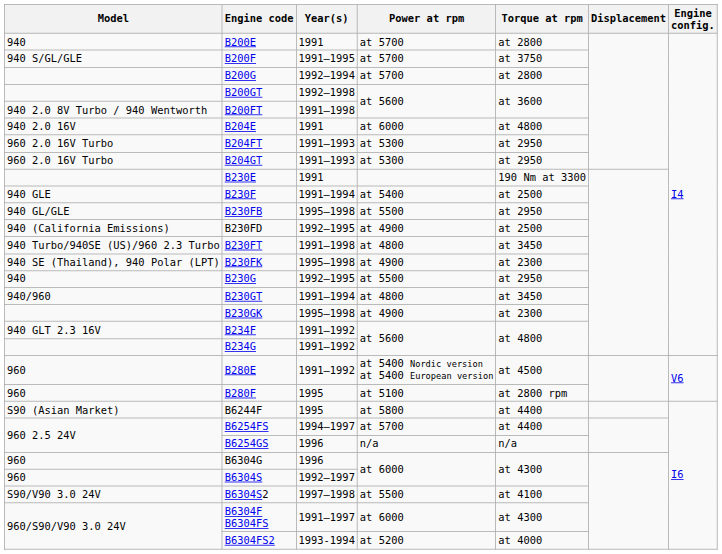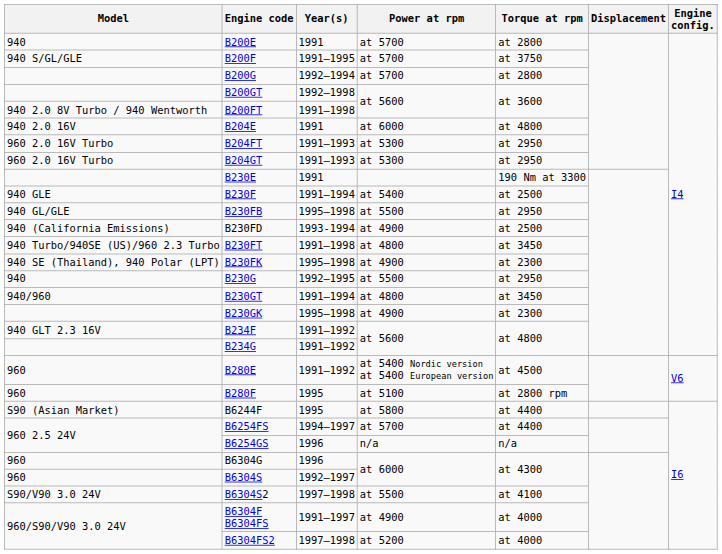(327, 228) 1992–1995 -> (327, 228) 1993-1994
(382, 517) at 6000 -> (382, 517) at 4900
(520, 517) at 4300 -> (520, 517) at 4000
(327, 540) 1993-1994 -> (327, 540) 1997–1998
